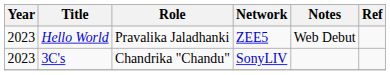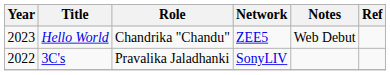(172, 37) Pravalika Jaladhanki -> (172, 37) Chandrika "Chandu"
(21, 59) 2023 -> (21, 59) 2022
(172, 59) Chandrika "Chandu" -> (172, 59) Pravalika Jaladhanki
